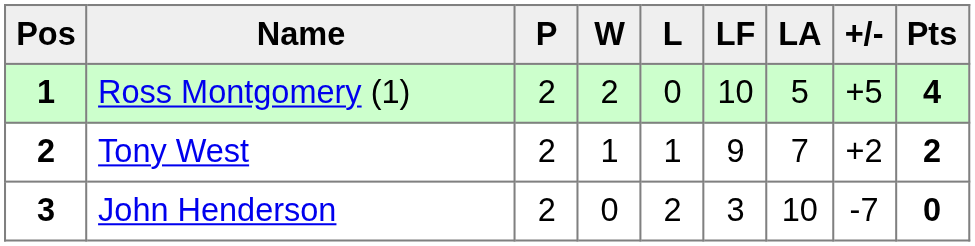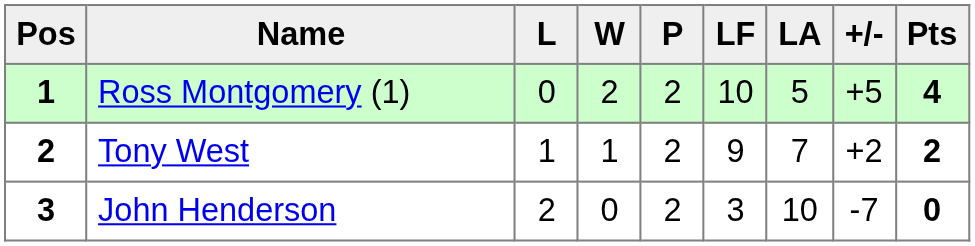columns swapped: (547, 33) <-> (673, 33)
